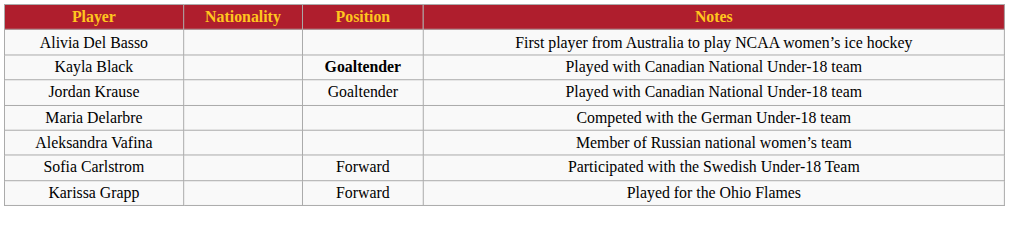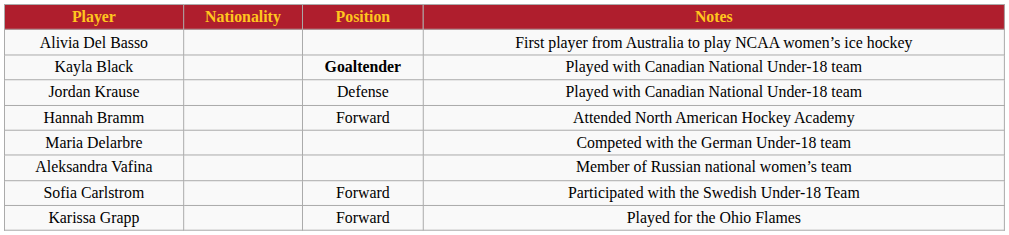(363, 92) Goaltender -> (363, 92) Defense
+ row: (94, 117)
